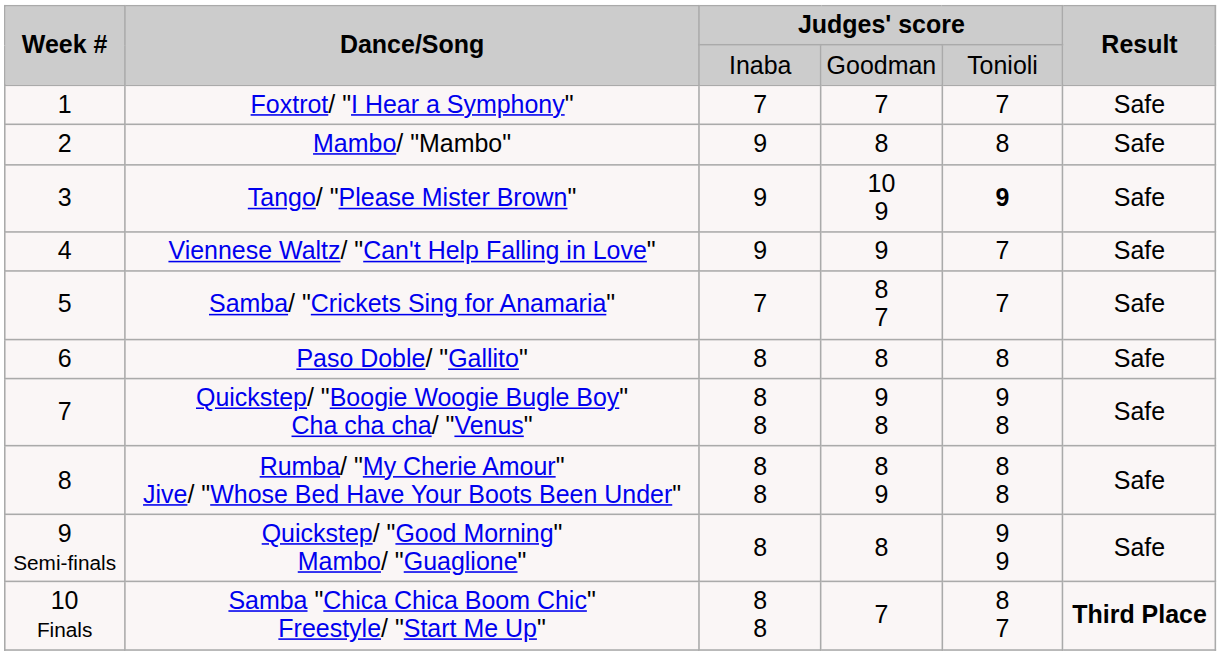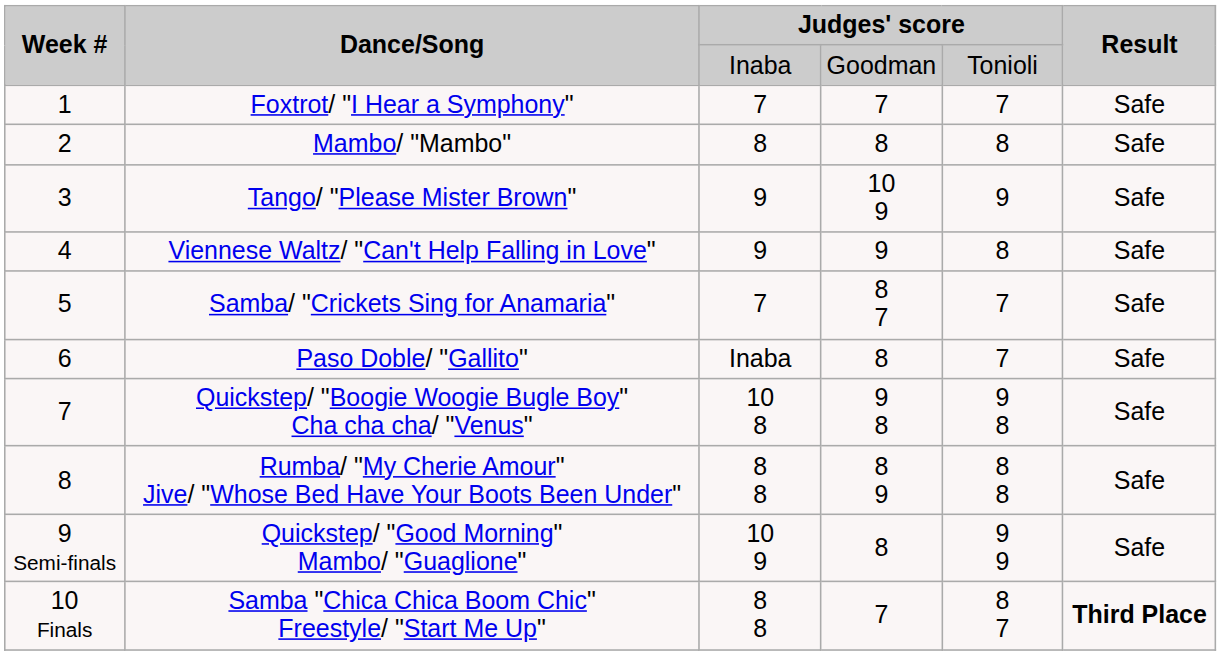(760, 144) 9 -> (760, 144) 8
(1002, 197) bold -> (1002, 197) normal
(1002, 251) 7 -> (1002, 251) 8
(760, 358) 8 -> (760, 358) Inaba
(1002, 358) 8 -> (1002, 358) 7
(760, 412) 8 8 -> (760, 412) 10 8
(760, 547) 8 -> (760, 547) 10 9
